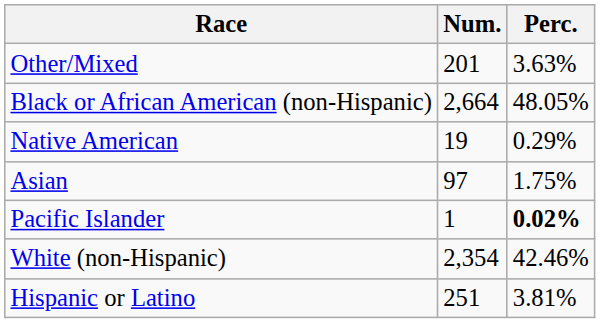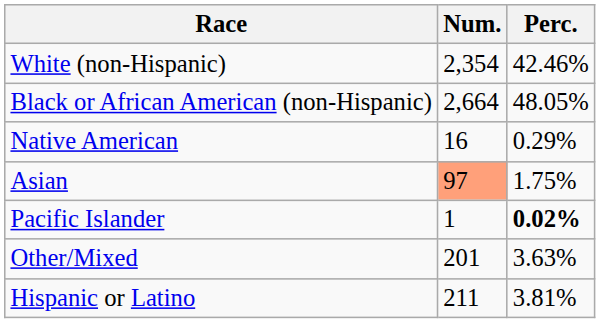rows swapped: (118, 258) <-> (74, 63)
(456, 141) 19 -> (456, 141) 16
(456, 180) no background -> (456, 180) lightsalmon background
(462, 297) 251 -> (461, 297) 211
